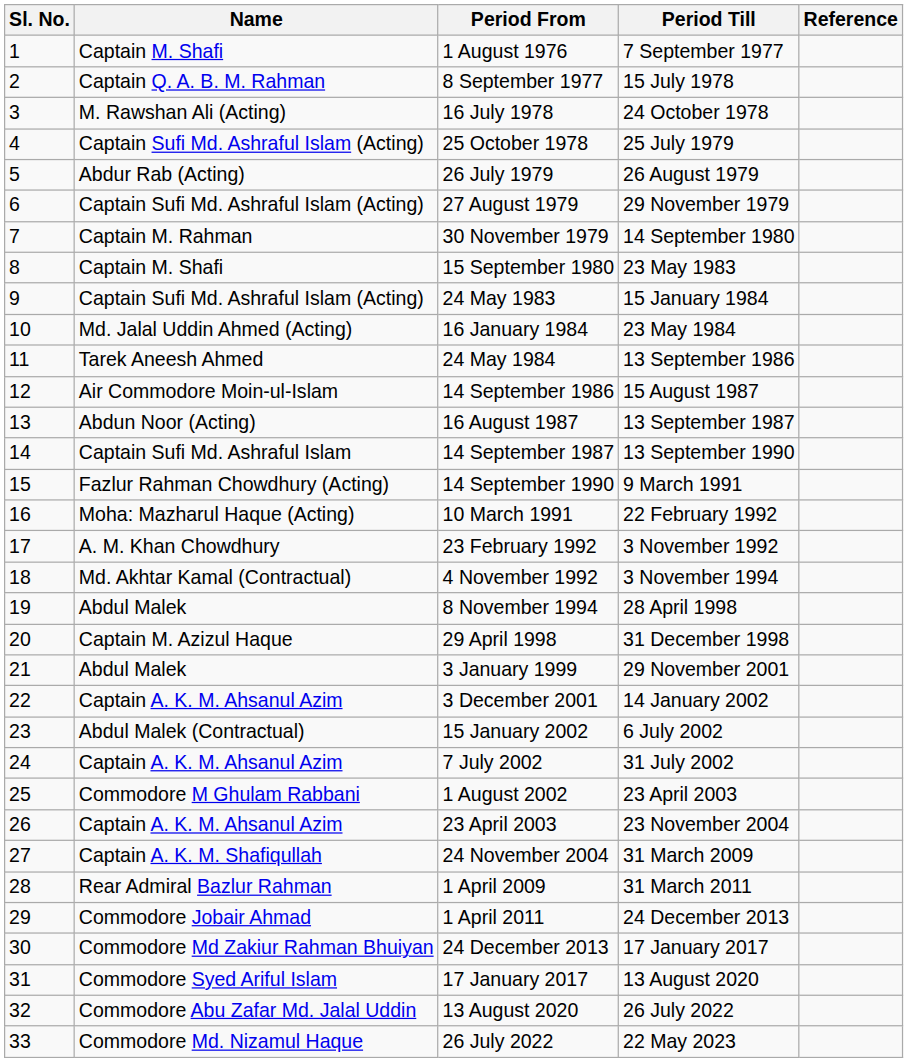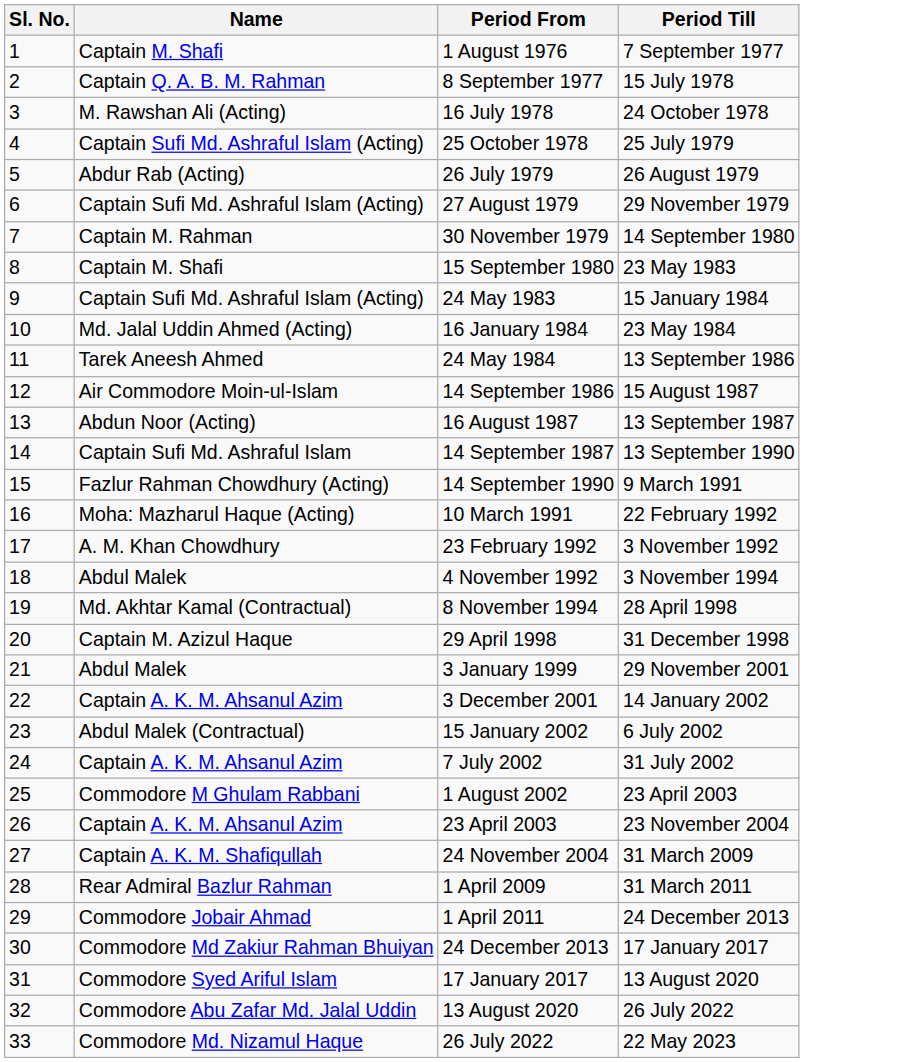- column: (851, 19)
(215, 577) Md. Akhtar Kamal (Contractual) -> (133, 577) Abdul Malek
(133, 608) Abdul Malek -> (215, 608) Md. Akhtar Kamal (Contractual)
